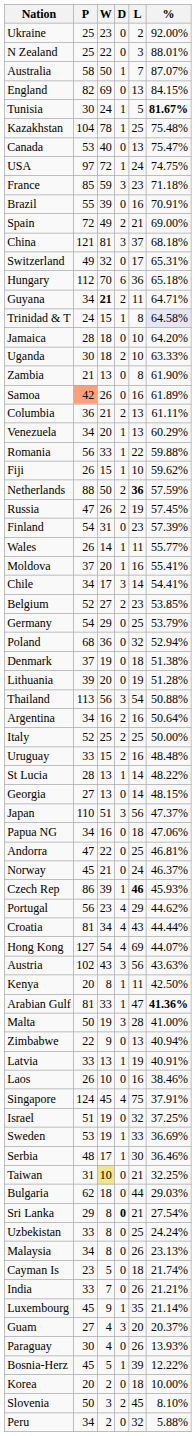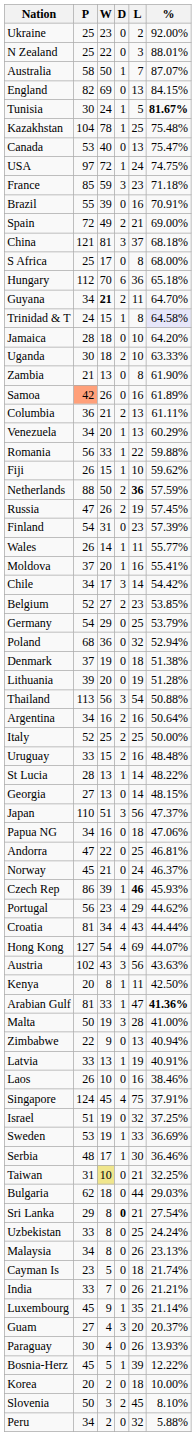+ row: (27, 261)
- row: (36, 261)
(170, 299) 64.71% -> (170, 299) 64.70%
(170, 584) 54.41% -> (170, 584) 54.42%
